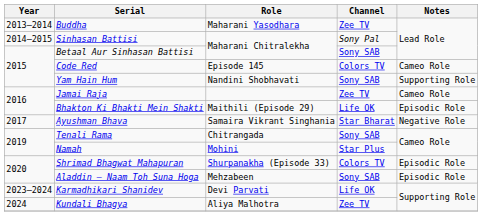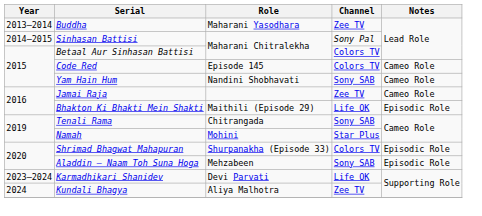(359, 53) Sony SAB -> (357, 53) Colors TV
(437, 80) Supporting Role -> (409, 80) Cameo Role
- row: (92, 121)
